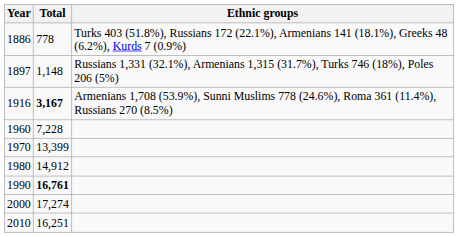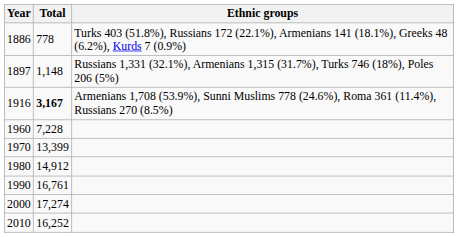(53, 185) bold -> (53, 185) normal
(53, 222) 16,251 -> (53, 222) 16,252
